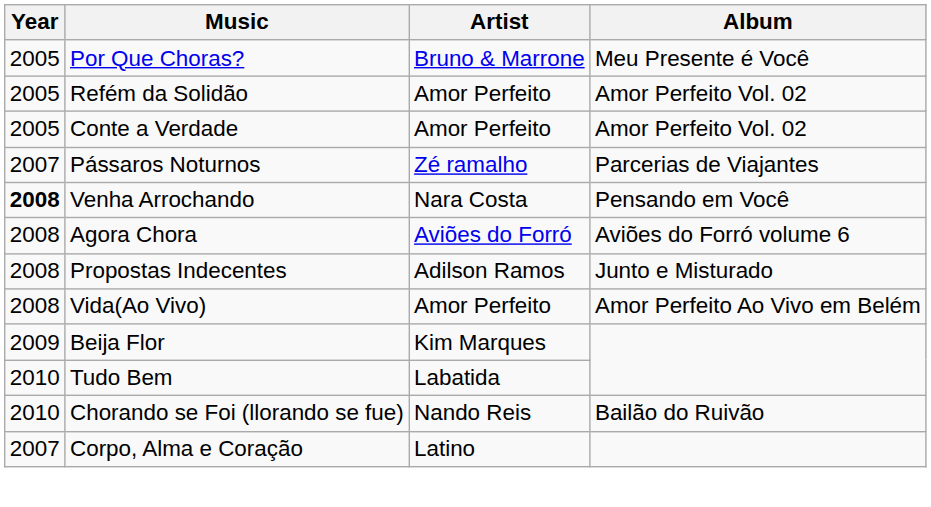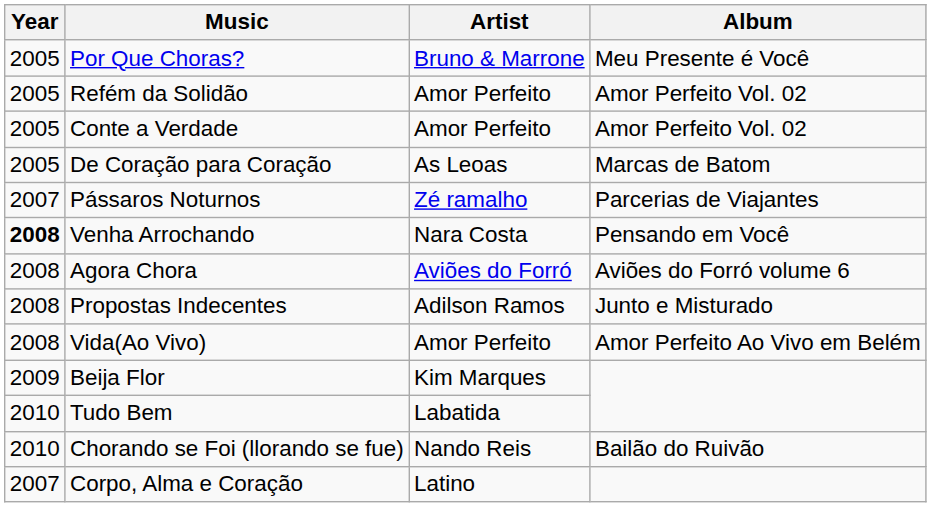+ row: (201, 164)
